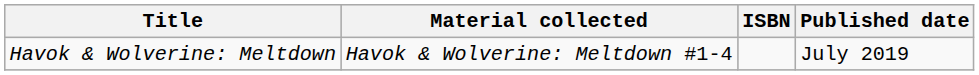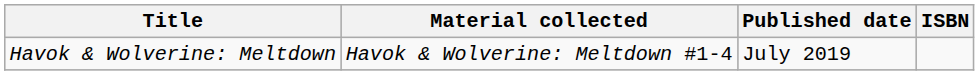columns swapped: (885, 21) <-> (766, 21)
